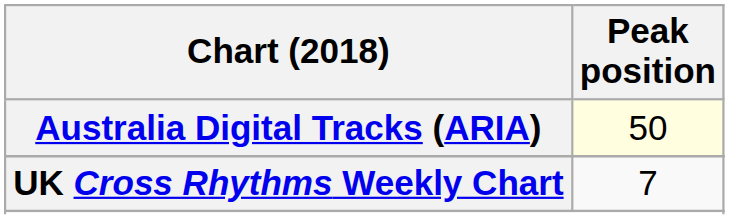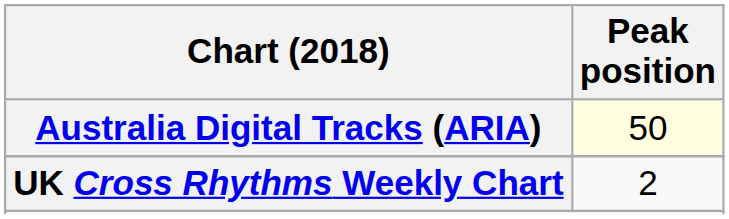(648, 182) 7 -> (648, 182) 2
